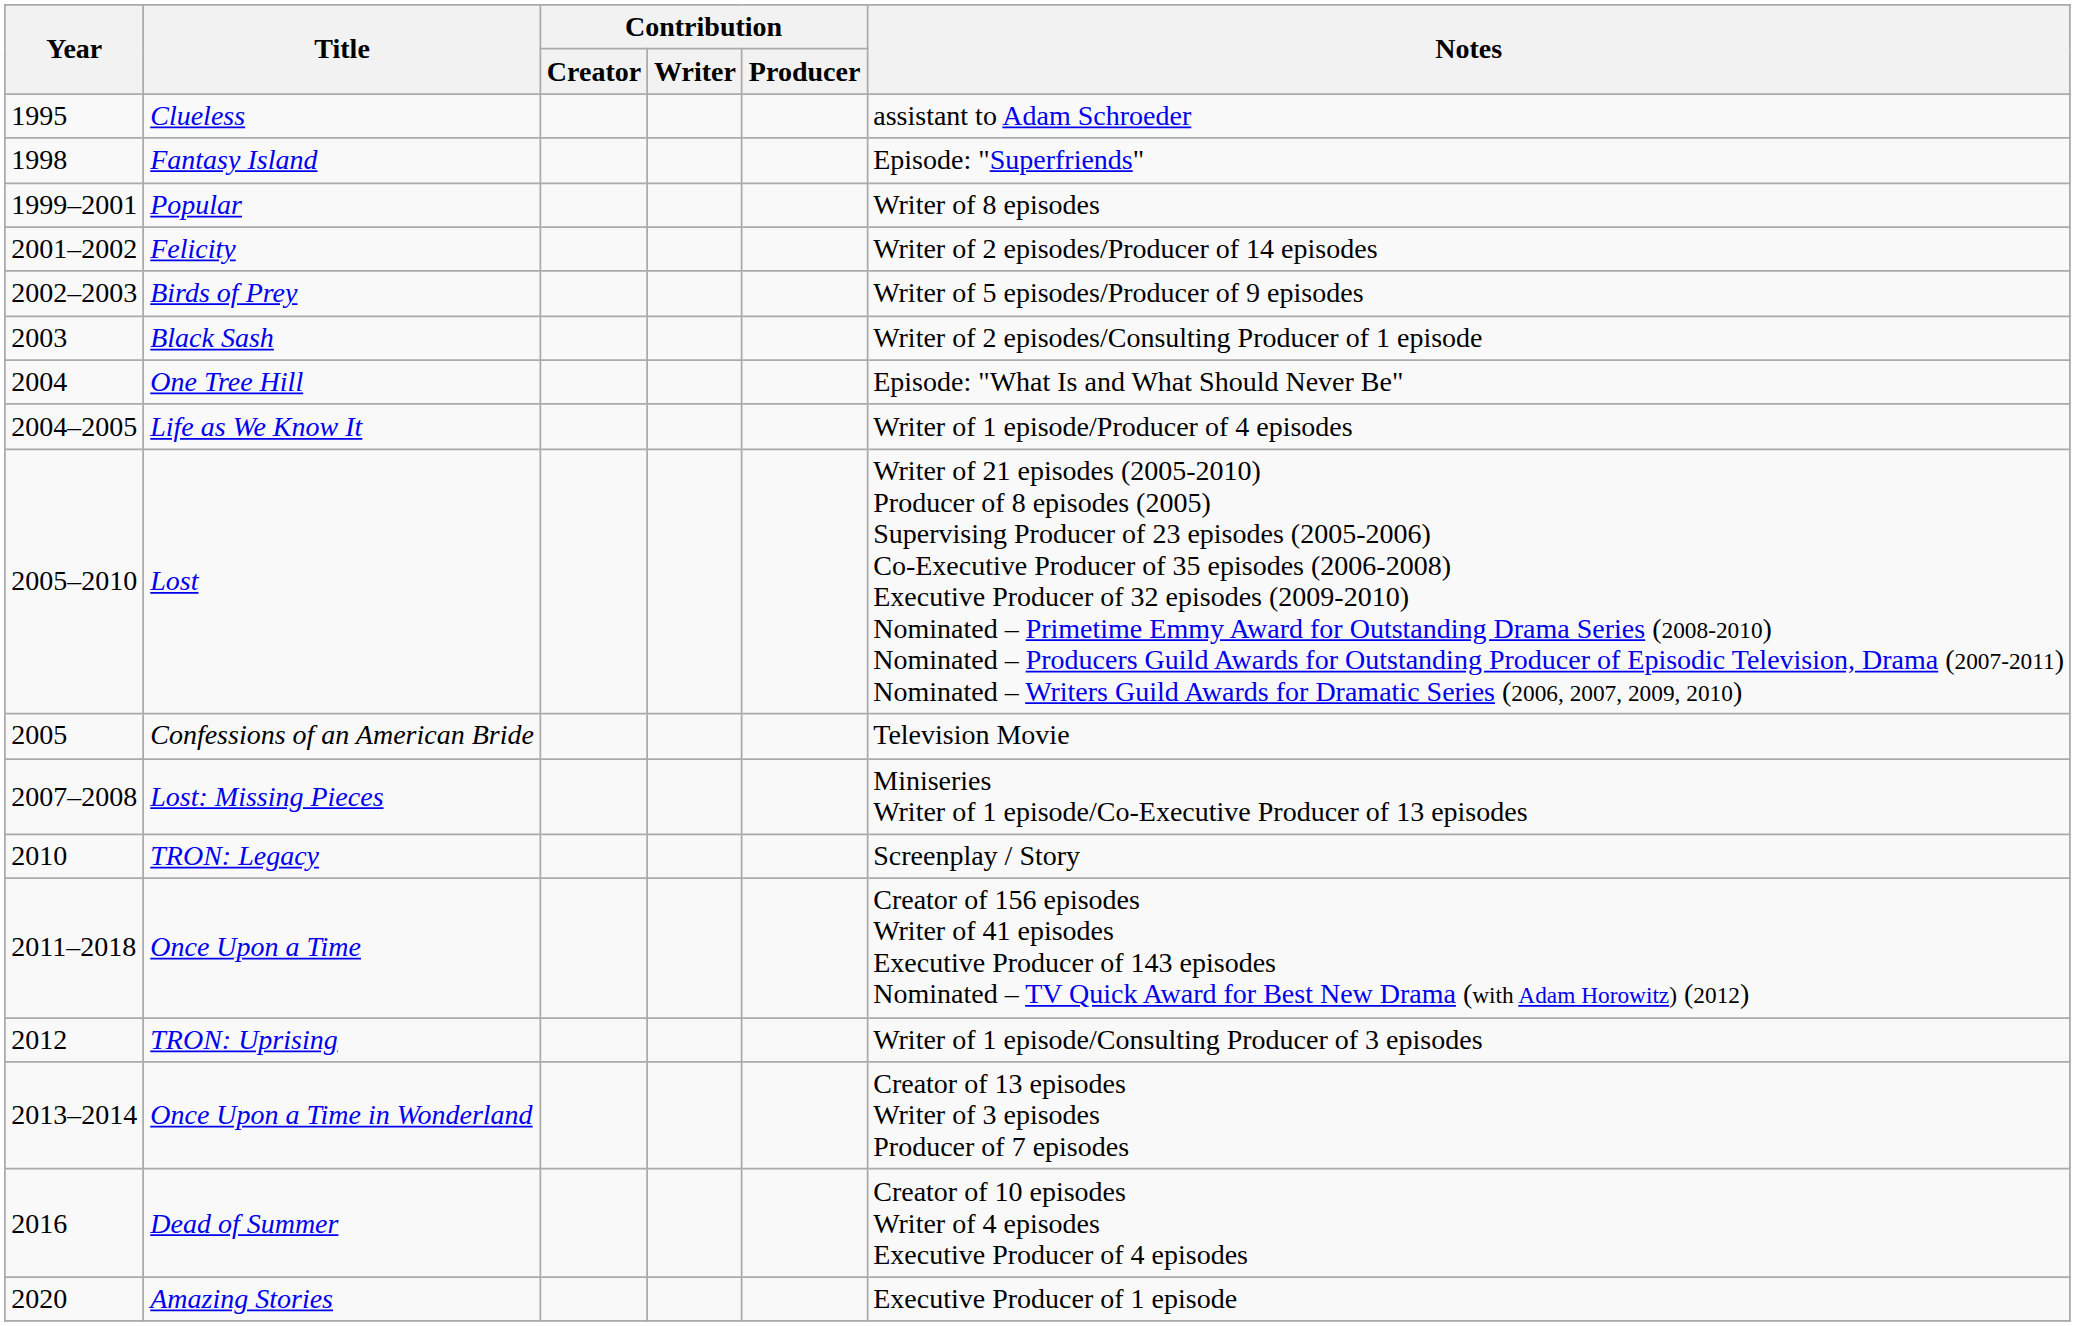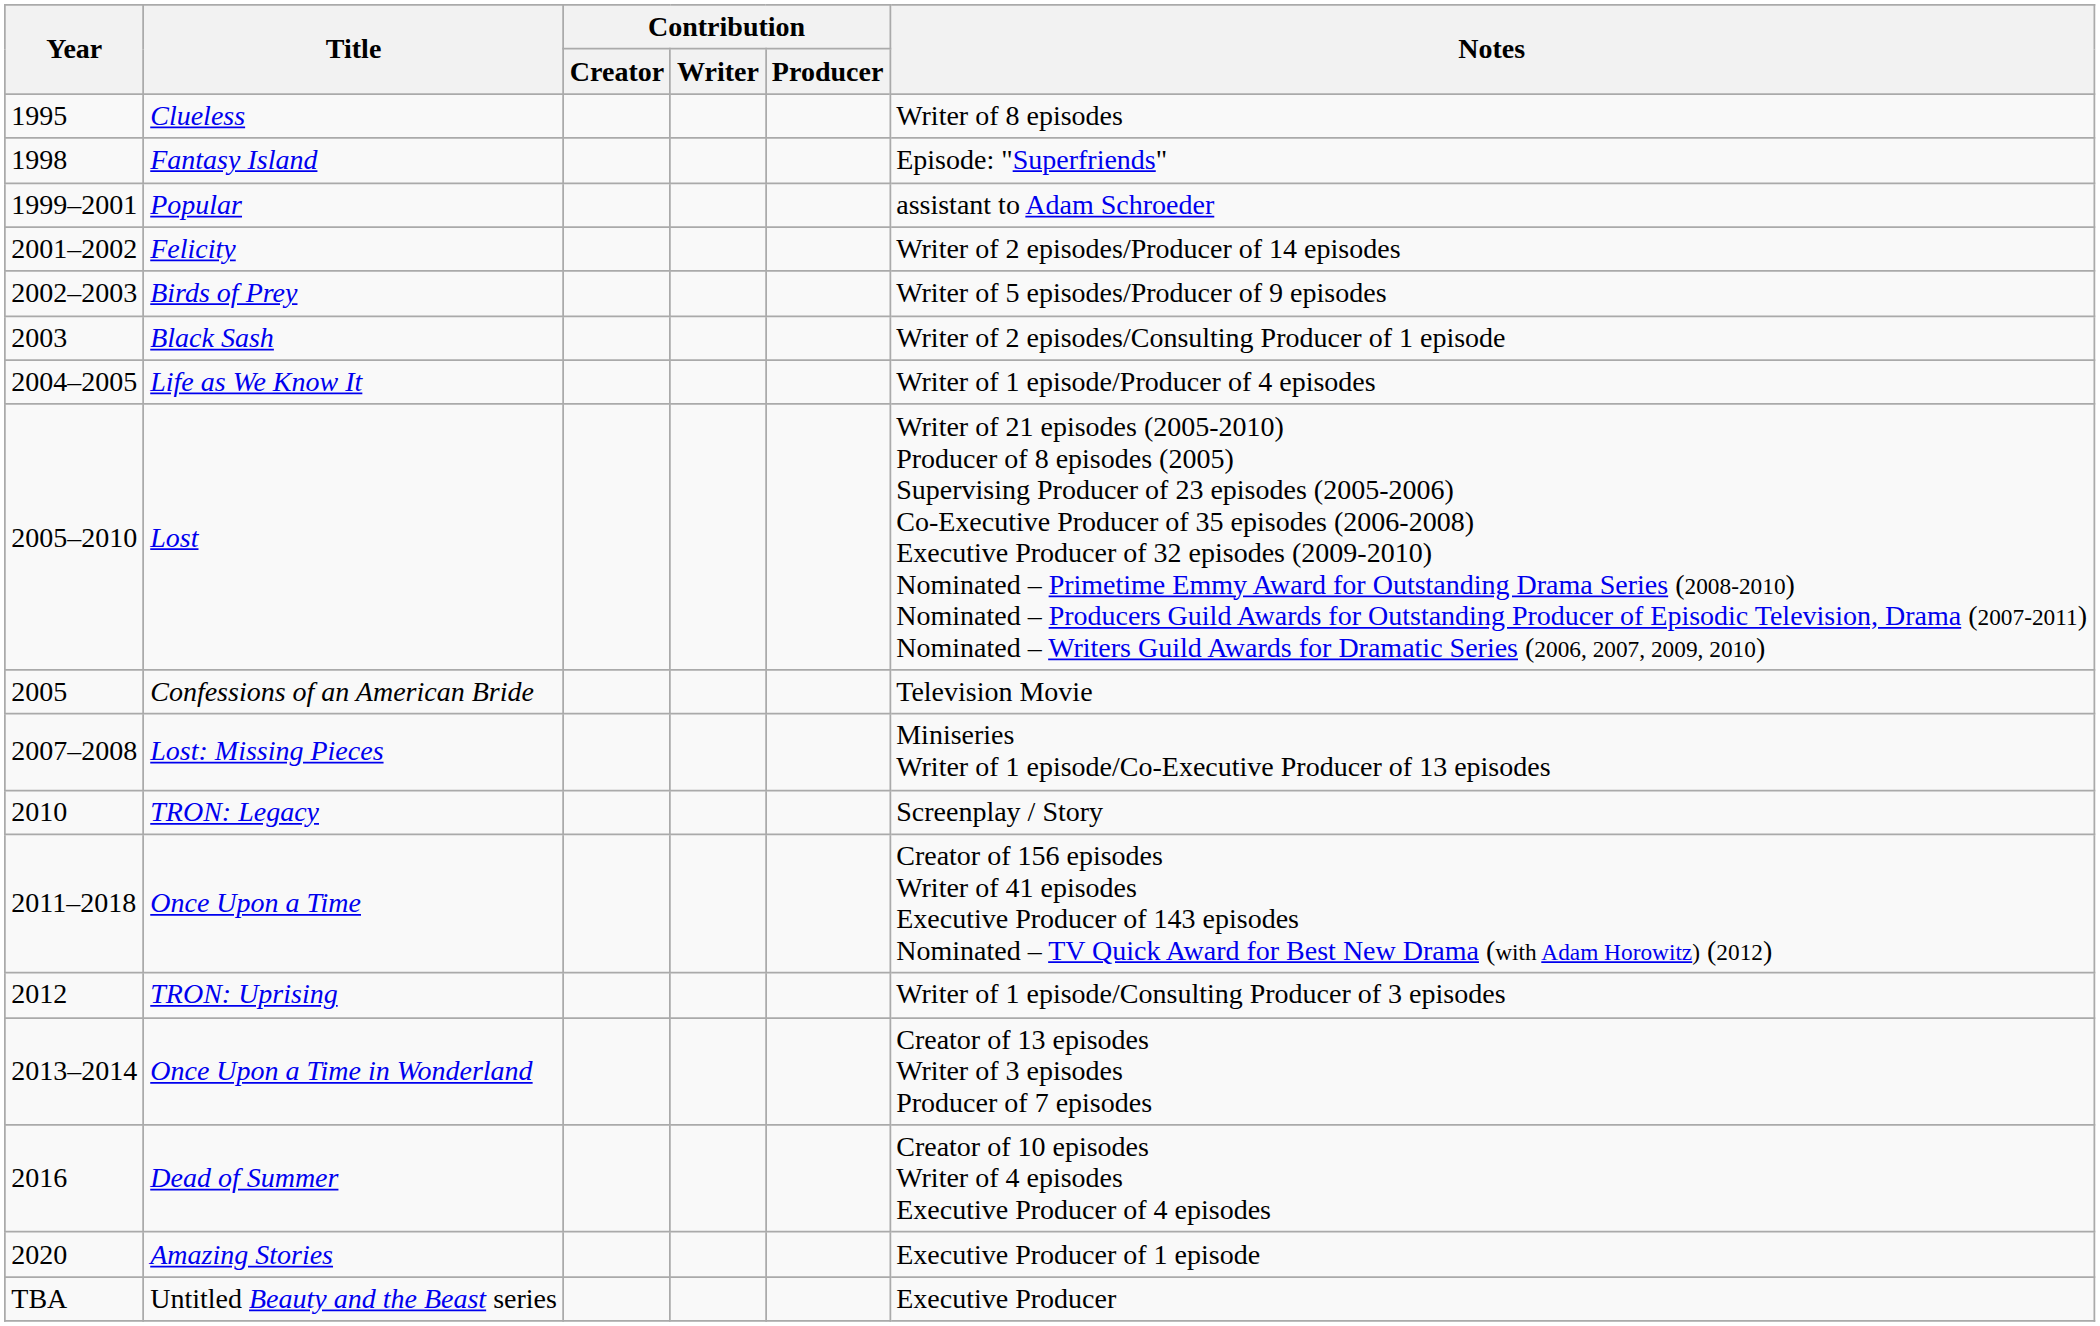(1032, 115) assistant to Adam Schroeder -> (1010, 115) Writer of 8 episodes
(987, 204) Writer of 8 episodes -> (1055, 204) assistant to Adam Schroeder
- row: (227, 381)
+ row: (354, 1298)
